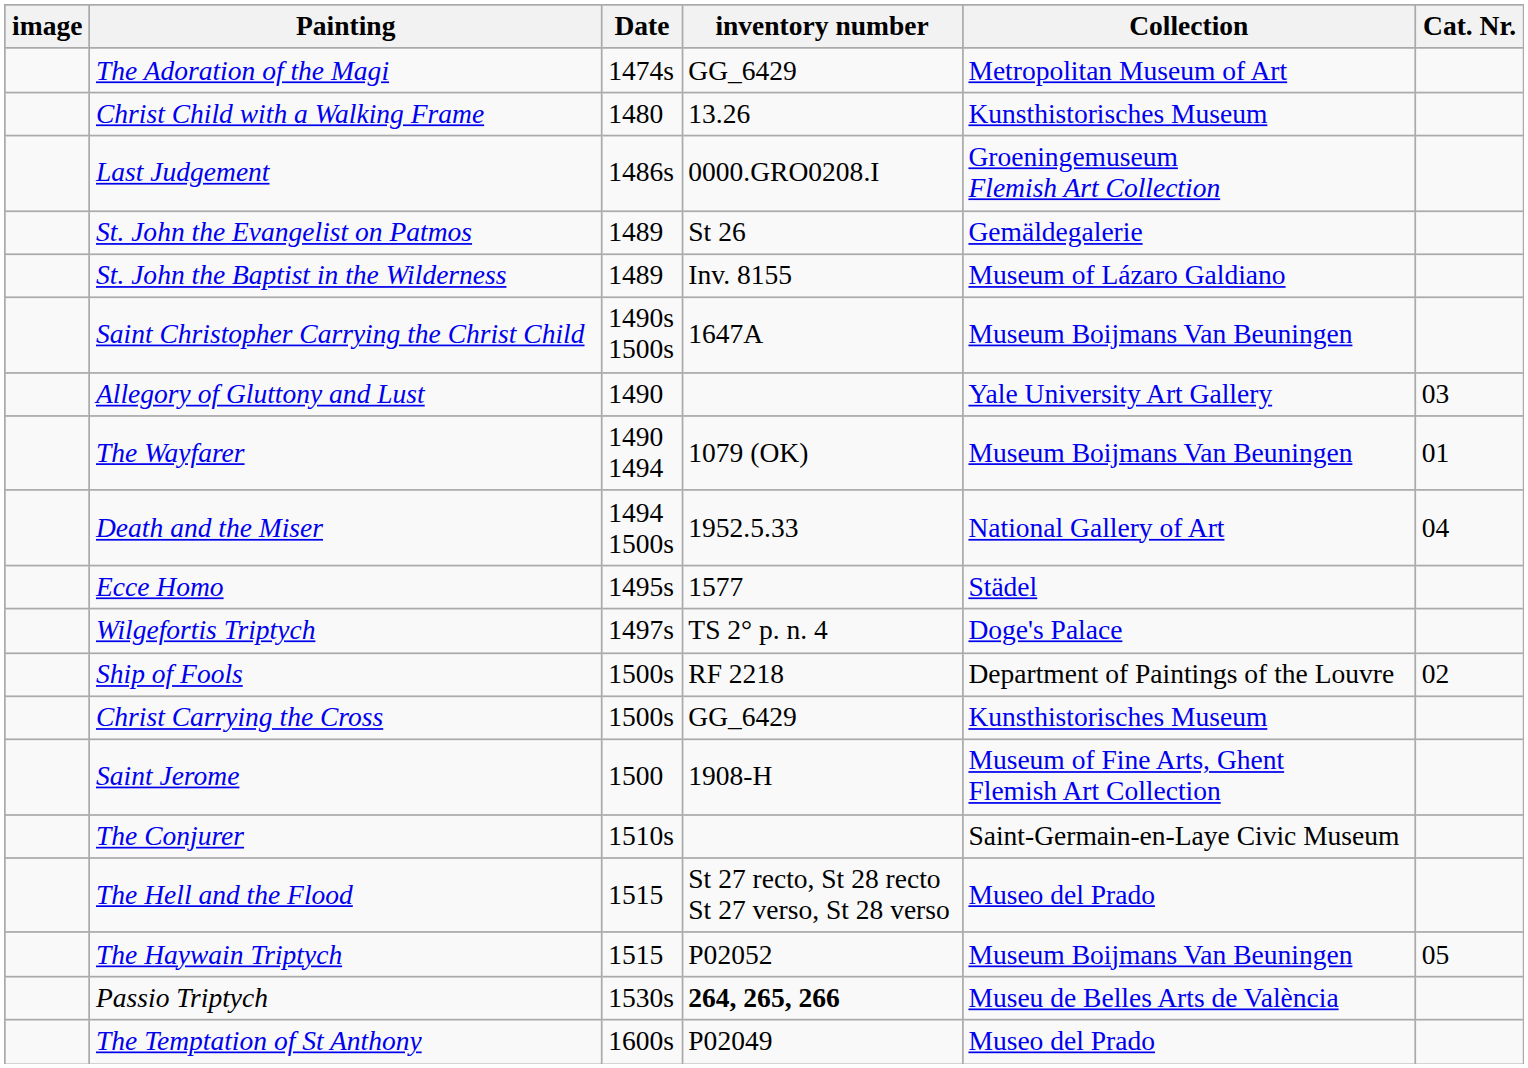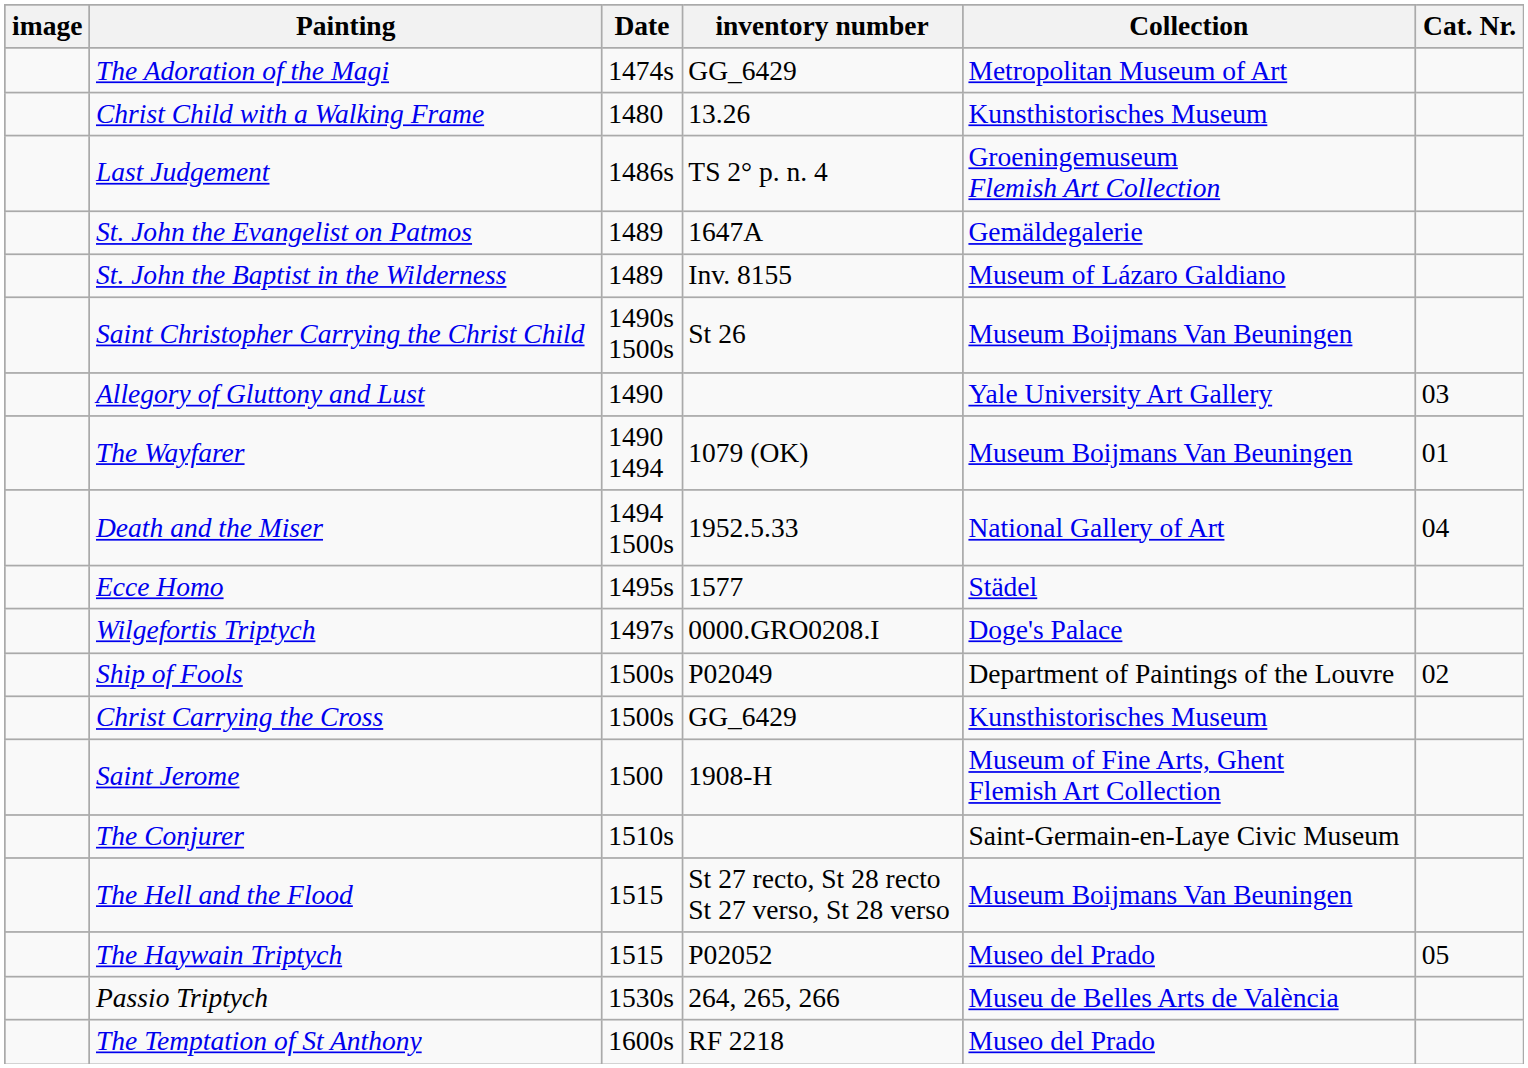(784, 172) 0000.GRO0208.I -> (758, 172) TS 2° p. n. 4
(717, 231) St 26 -> (726, 231) 1647A
(726, 334) 1647A -> (717, 334) St 26
(758, 630) TS 2° p. n. 4 -> (784, 630) 0000.GRO0208.I
(736, 673) RF 2218 -> (730, 673) P02049
(1062, 894) Museo del Prado -> (1160, 894) Museum Boijmans Van Beuningen
(1160, 954) Museum Boijmans Van Beuningen -> (1062, 954) Museo del Prado
(764, 997) bold -> (764, 997) normal
(730, 1041) P02049 -> (736, 1041) RF 2218
